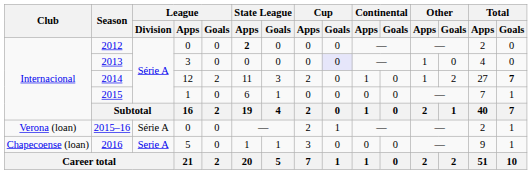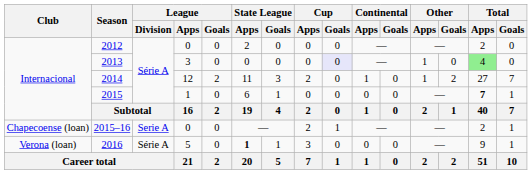(247, 45) bold -> (247, 45) normal
(483, 62) no background -> (483, 62) lightgreen background
(512, 78) bold -> (512, 78) normal
(483, 95) normal -> (483, 95) bold
(48, 128) Verona (loan) -> (48, 128) Chapecoense (loan)
(153, 128) Série A -> (153, 128) Serie A
(48, 144) Chapecoense (loan) -> (48, 144) Verona (loan)
(153, 144) Serie A -> (153, 144) Série A
(247, 144) normal -> (247, 144) bold
